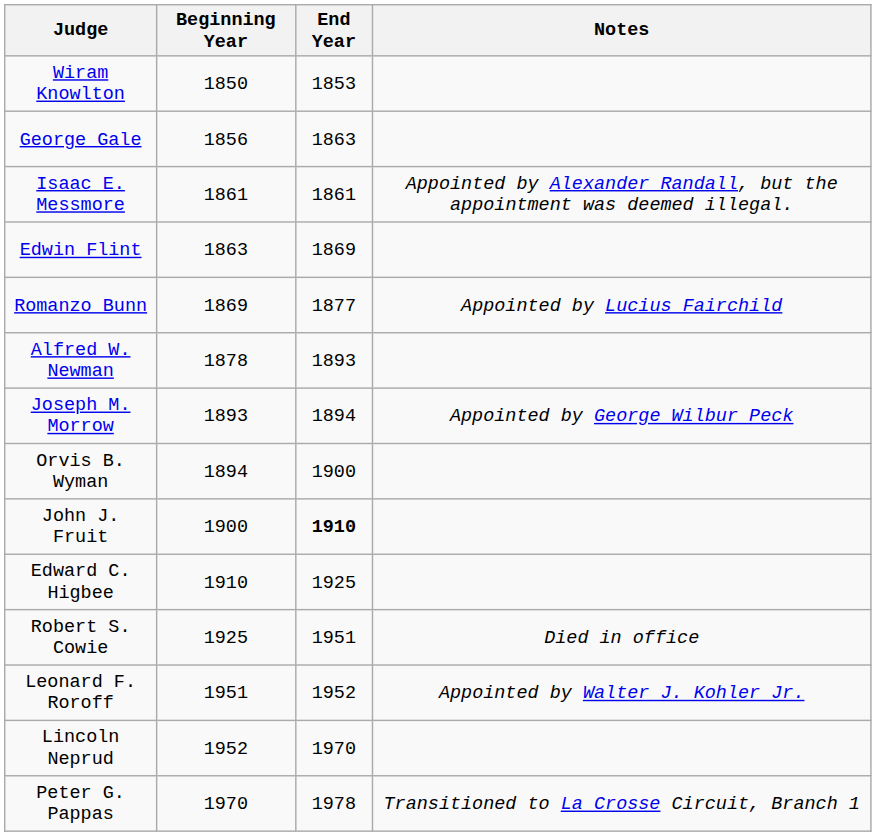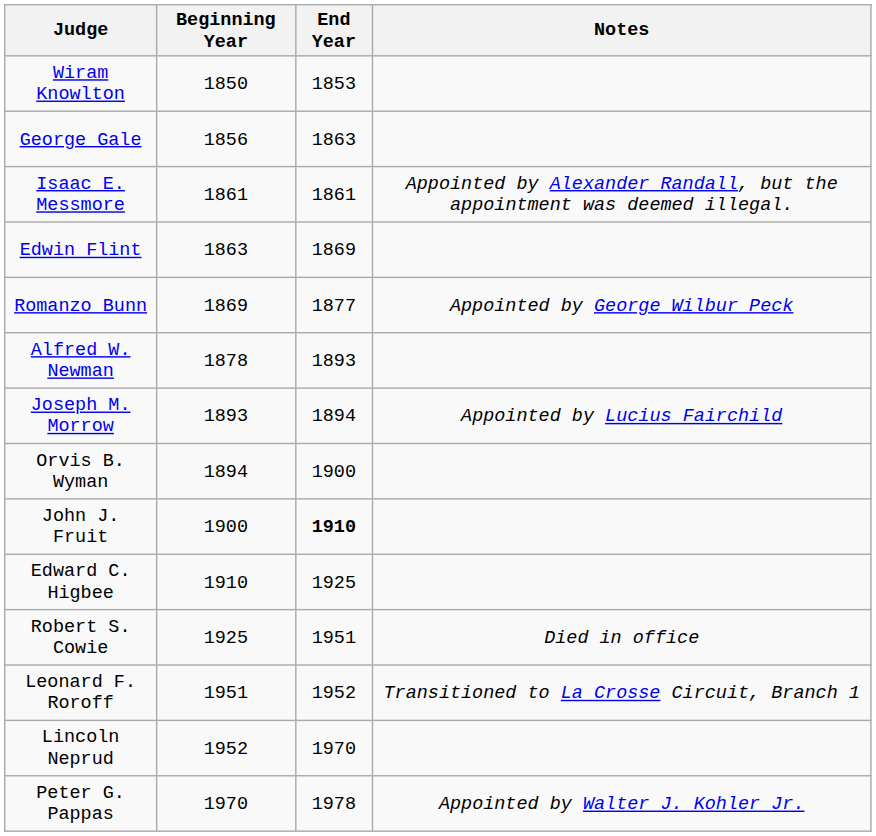(622, 305) Appointed by Lucius Fairchild -> (622, 305) Appointed by George Wilbur Peck
(622, 416) Appointed by George Wilbur Peck -> (622, 416) Appointed by Lucius Fairchild
(622, 693) Appointed by Walter J. Kohler Jr. -> (622, 693) Transitioned to La Crosse Circuit, Branch 1
(622, 804) Transitioned to La Crosse Circuit, Branch 1 -> (622, 804) Appointed by Walter J. Kohler Jr.
